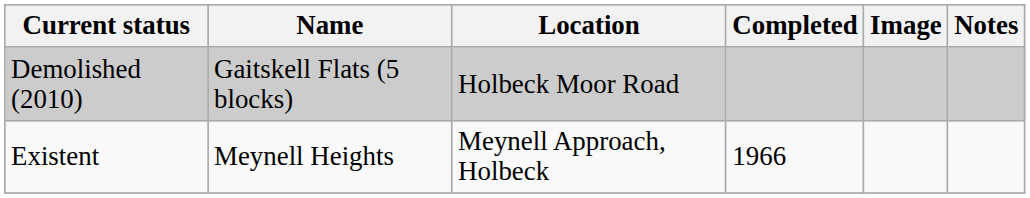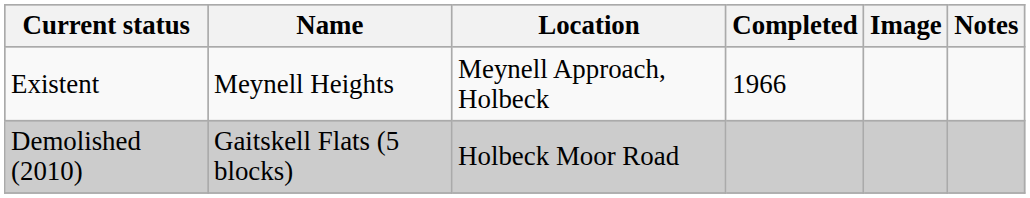rows swapped: (76, 83) <-> (55, 156)
